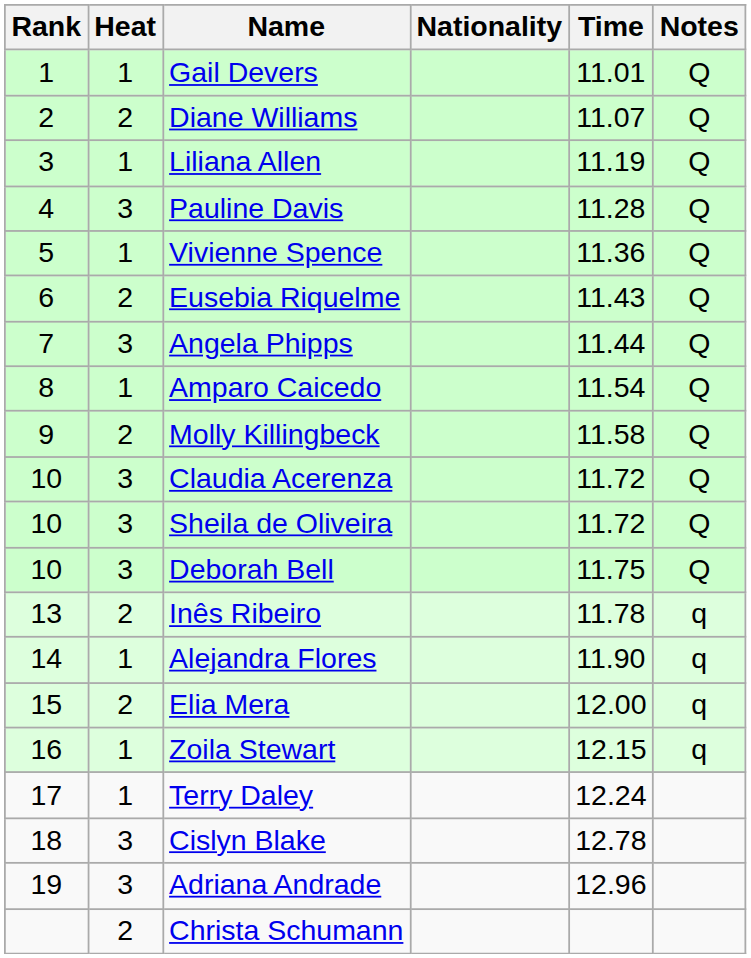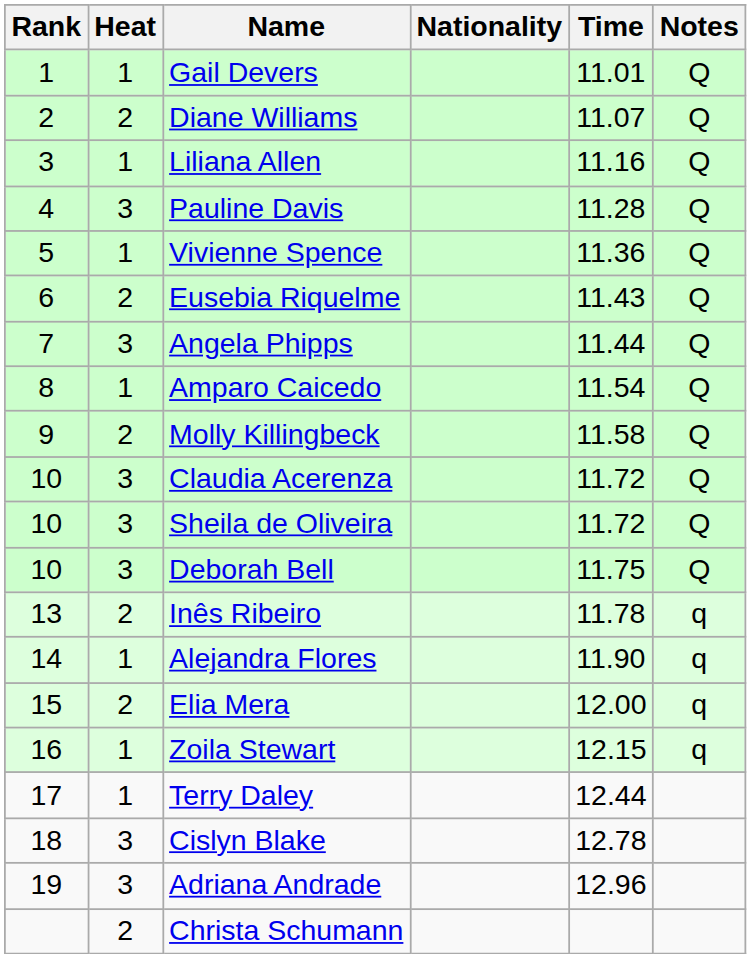(611, 162) 11.19 -> (611, 162) 11.16
(611, 794) 12.24 -> (611, 794) 12.44
